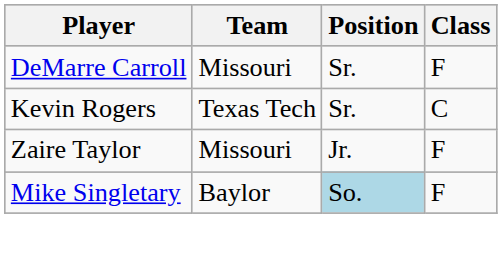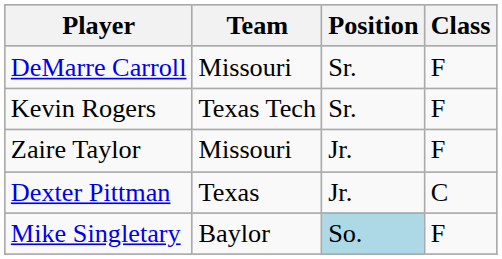(439, 108) C -> (438, 108) F
+ row: (91, 191)
